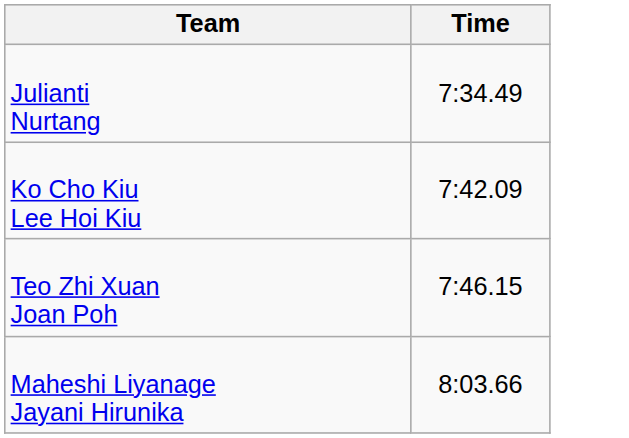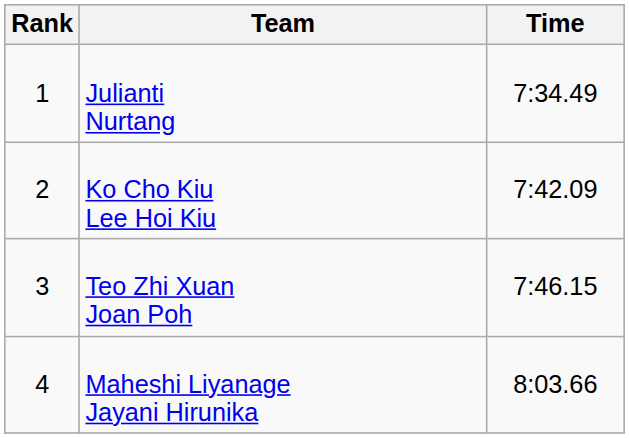+ column: (42, 24)
